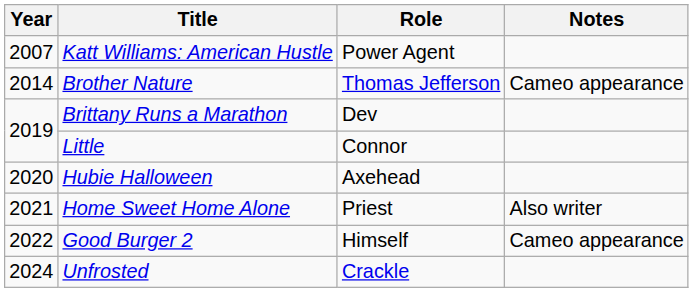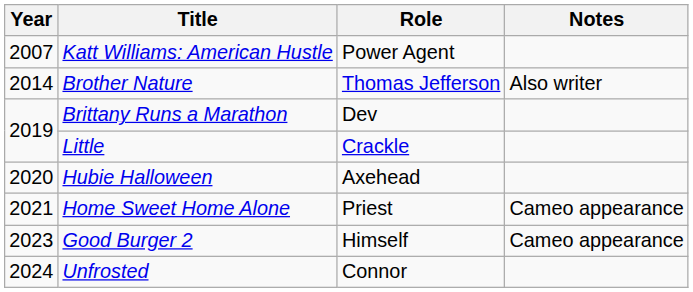(597, 83) Cameo appearance -> (556, 83) Also writer
(374, 146) Connor -> (376, 146) Crackle
(556, 209) Also writer -> (597, 209) Cameo appearance
(31, 240) 2022 -> (31, 240) 2023
(376, 271) Crackle -> (374, 271) Connor
